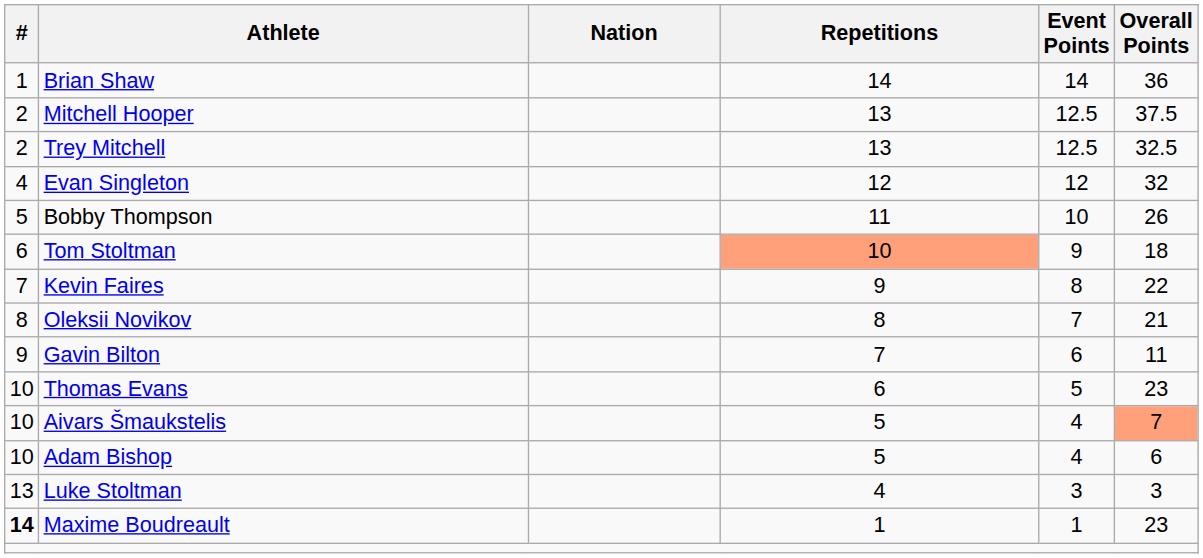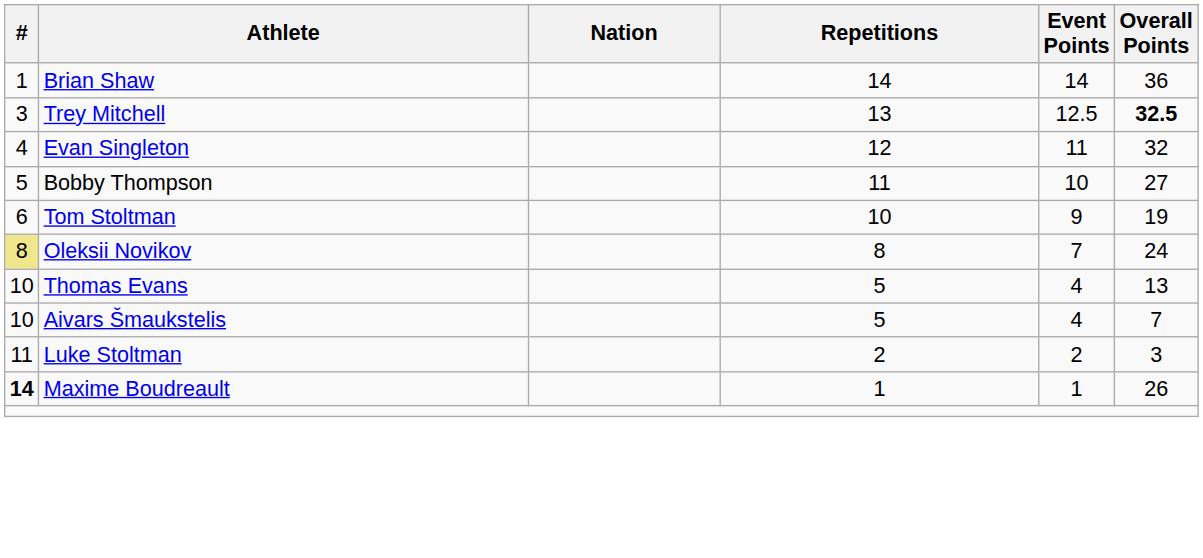- row: (119, 114)
(22, 148) 2 -> (22, 114) 3
(1156, 148) normal -> (1156, 114) bold
(1077, 182) 12 -> (1077, 148) 11
(1156, 217) 26 -> (1156, 182) 27
(879, 251) lightsalmon background -> (879, 217) no background
(1156, 251) 18 -> (1156, 217) 19
- row: (104, 285)
(22, 319) no background -> (22, 251) khaki background
(1156, 319) 21 -> (1156, 251) 24
- row: (102, 354)
(879, 388) 6 -> (879, 285) 5
(1077, 388) 5 -> (1077, 285) 4
(1156, 388) 23 -> (1156, 285) 13
(1156, 422) lightsalmon background -> (1156, 319) no background
- row: (108, 457)
(22, 491) 13 -> (22, 354) 11
(879, 491) 4 -> (879, 354) 2
(1077, 491) 3 -> (1077, 354) 2
(1156, 525) 23 -> (1156, 388) 26
